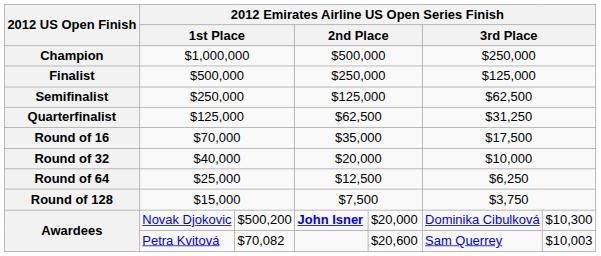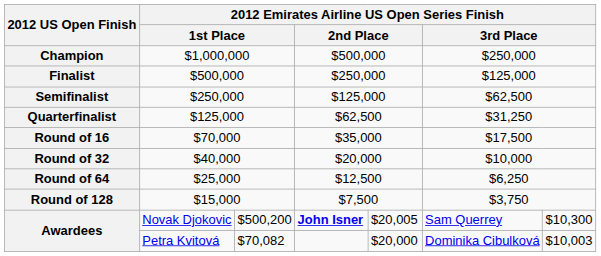(394, 220) $20,000 -> (394, 220) $20,005
(482, 220) Dominika Cibulková -> (464, 220) Sam Querrey
(394, 240) $20,600 -> (394, 240) $20,000
(464, 240) Sam Querrey -> (482, 240) Dominika Cibulková
